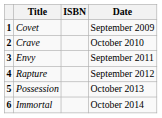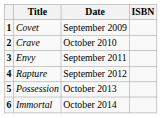columns swapped: (122, 12) <-> (75, 12)
